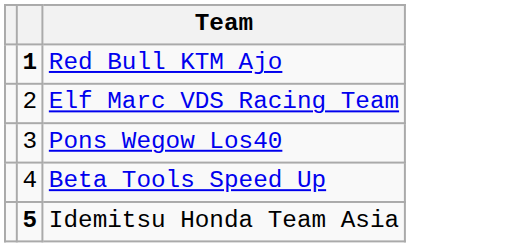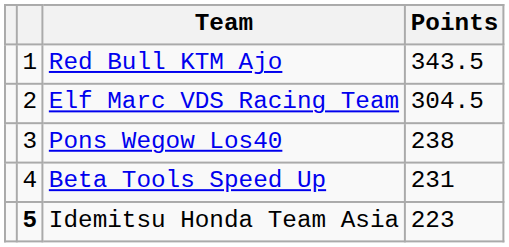+ column: (455, 25)
(30, 64) bold -> (30, 64) normal
